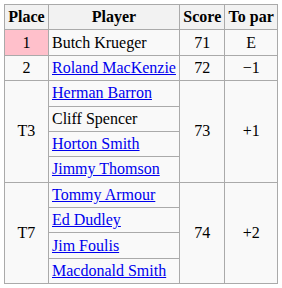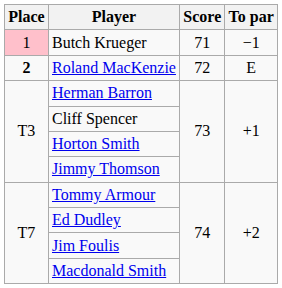(251, 42) E -> (251, 42) −1
(26, 67) normal -> (26, 67) bold
(251, 67) −1 -> (251, 67) E
